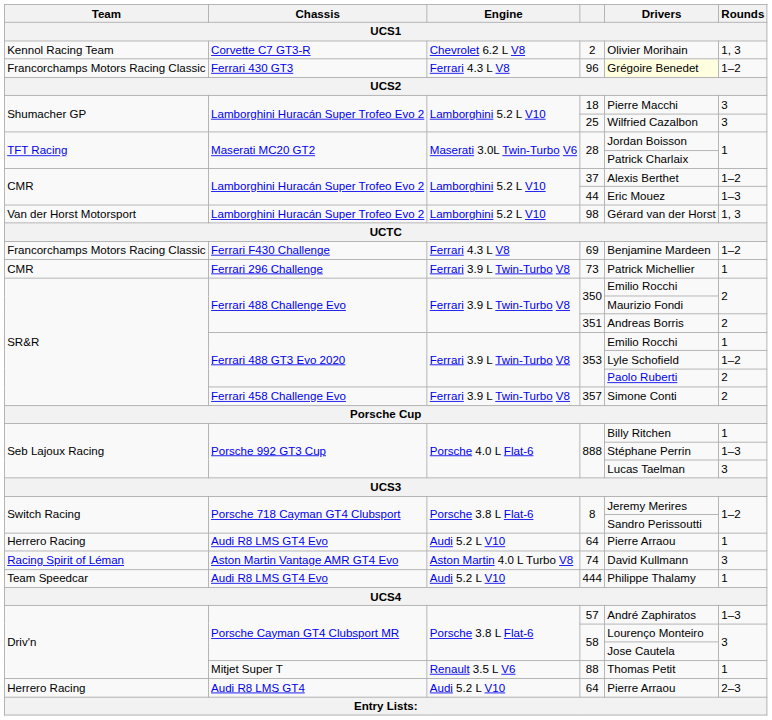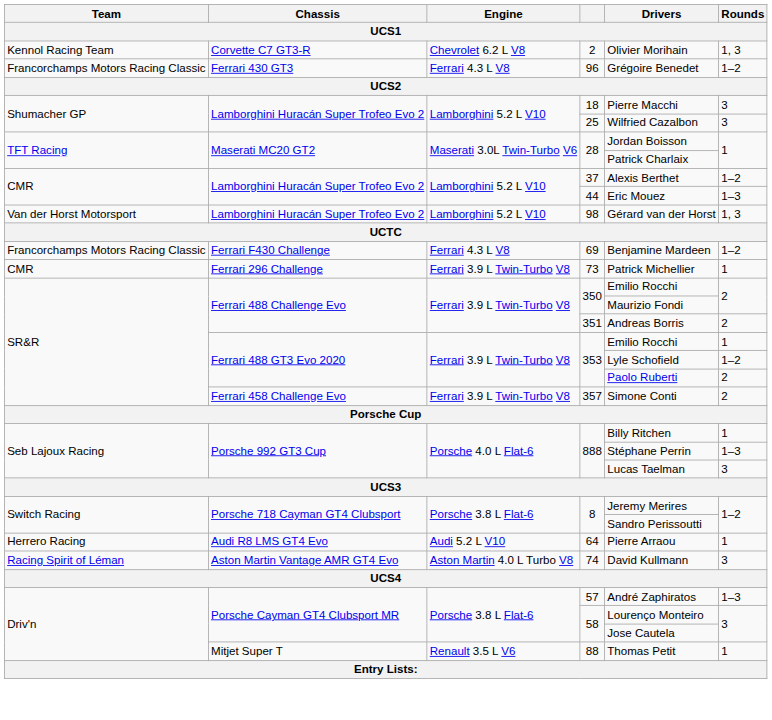(653, 68) lightyellow background -> (653, 68) no background
- row: (269, 578)
- row: (258, 687)
